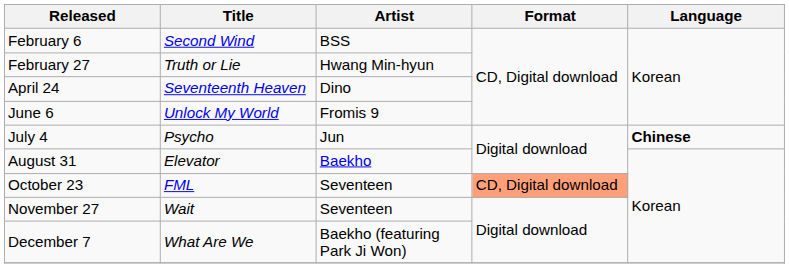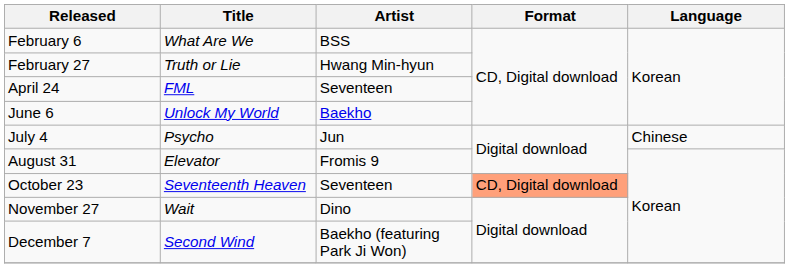(209, 40) Second Wind -> (209, 40) What Are We
(235, 88) Seventeenth Heaven -> (179, 88) FML
(335, 88) Dino -> (356, 88) Seventeen
(349, 112) Fromis 9 -> (346, 112) Baekho
(661, 137) bold -> (659, 137) normal
(346, 161) Baekho -> (349, 161) Fromis 9
(179, 185) FML -> (235, 185) Seventeenth Heaven
(356, 209) Seventeen -> (335, 209) Dino
(209, 242) What Are We -> (209, 242) Second Wind
